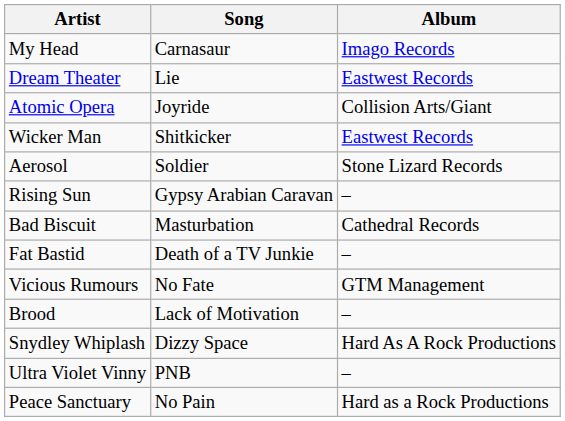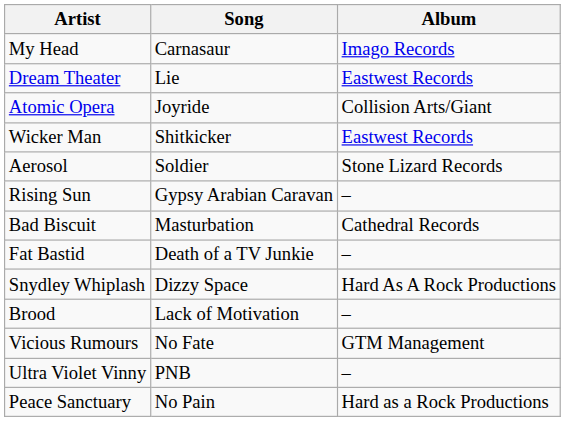rows swapped: (77, 343) <-> (74, 284)
